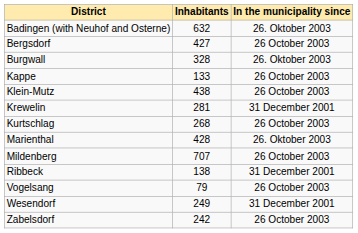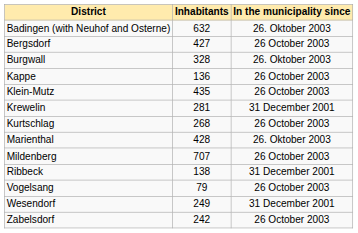(202, 76) 133 -> (202, 76) 136
(202, 92) 438 -> (202, 92) 435
